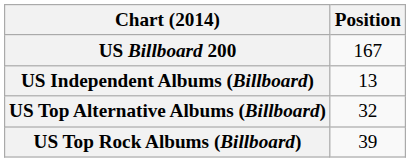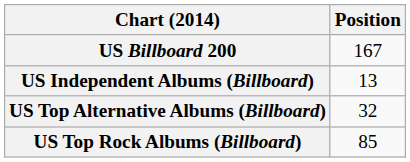(368, 141) 39 -> (368, 141) 85
